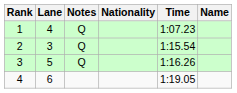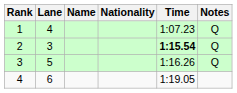columns swapped: (215, 12) <-> (82, 12)
(178, 46) normal -> (177, 46) bold
